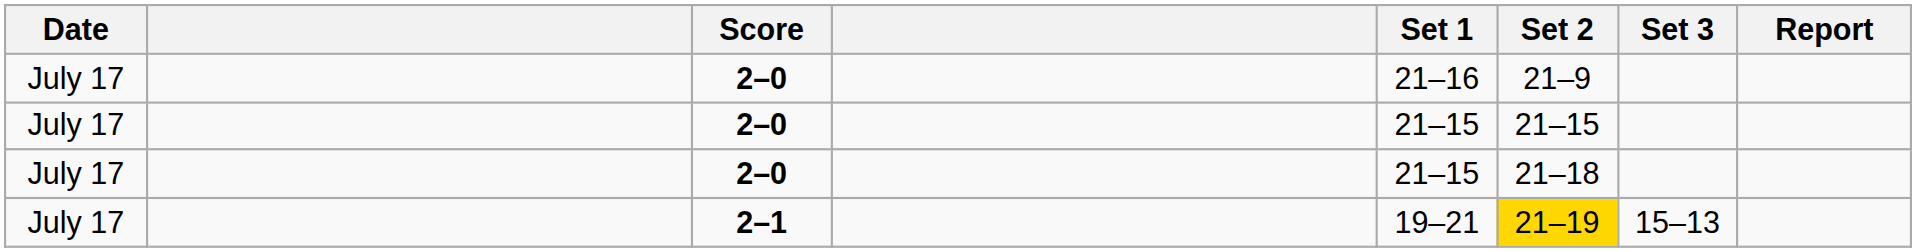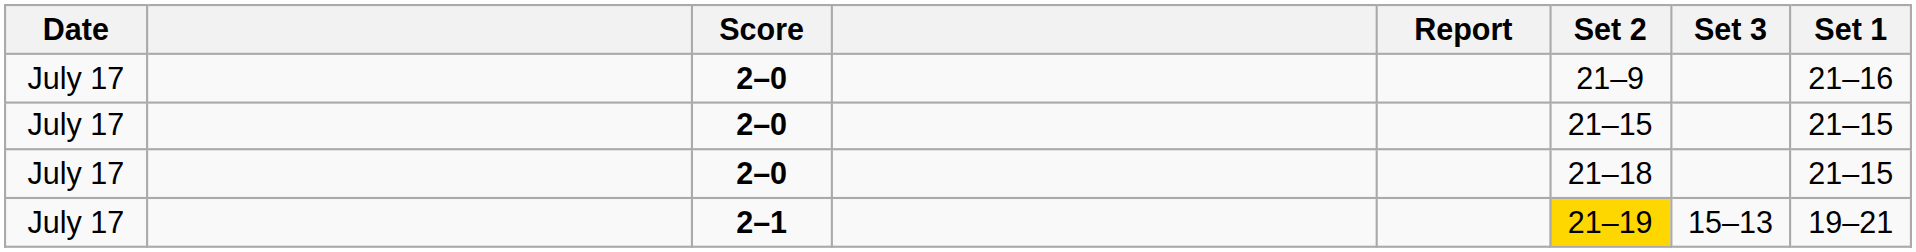columns swapped: (1437, 30) <-> (1824, 30)
